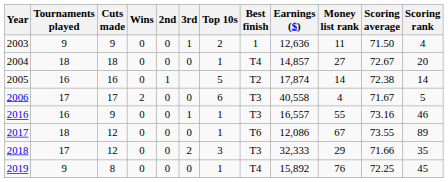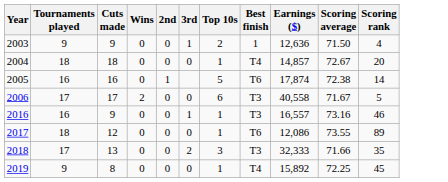- column: (340, 19)
(256, 79) T2 -> (256, 79) T6
(112, 150) 12 -> (112, 150) 13
